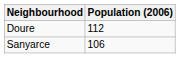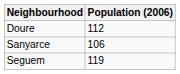+ row: (26, 61)
